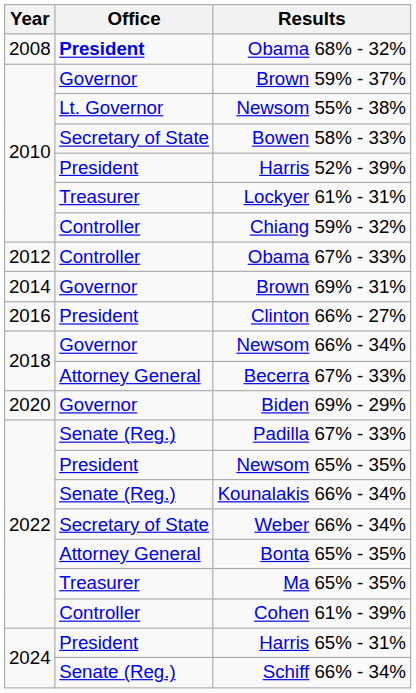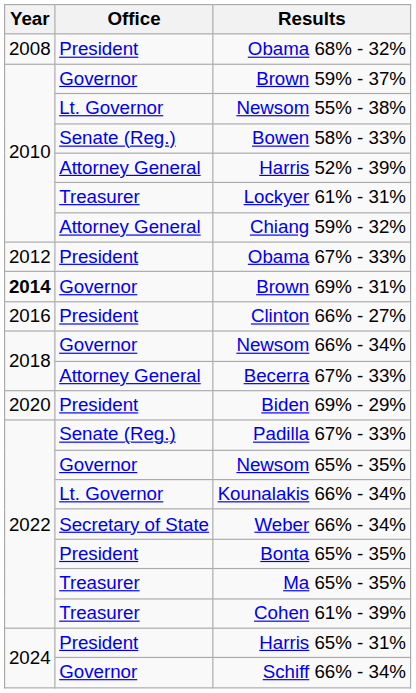(102, 49) bold -> (99, 49) normal
(134, 138) Secretary of State -> (117, 138) Senate (Reg.)
(99, 167) President -> (130, 167) Attorney General
(100, 227) Controller -> (130, 227) Attorney General
(100, 256) Controller -> (99, 256) President
(30, 286) normal -> (30, 286) bold
(98, 405) Governor -> (99, 405) President
(99, 464) President -> (98, 464) Governor
(117, 494) Senate (Reg.) -> (111, 494) Lt. Governor
(130, 553) Attorney General -> (99, 553) President
(100, 613) Controller -> (99, 613) Treasurer
(117, 672) Senate (Reg.) -> (98, 672) Governor
